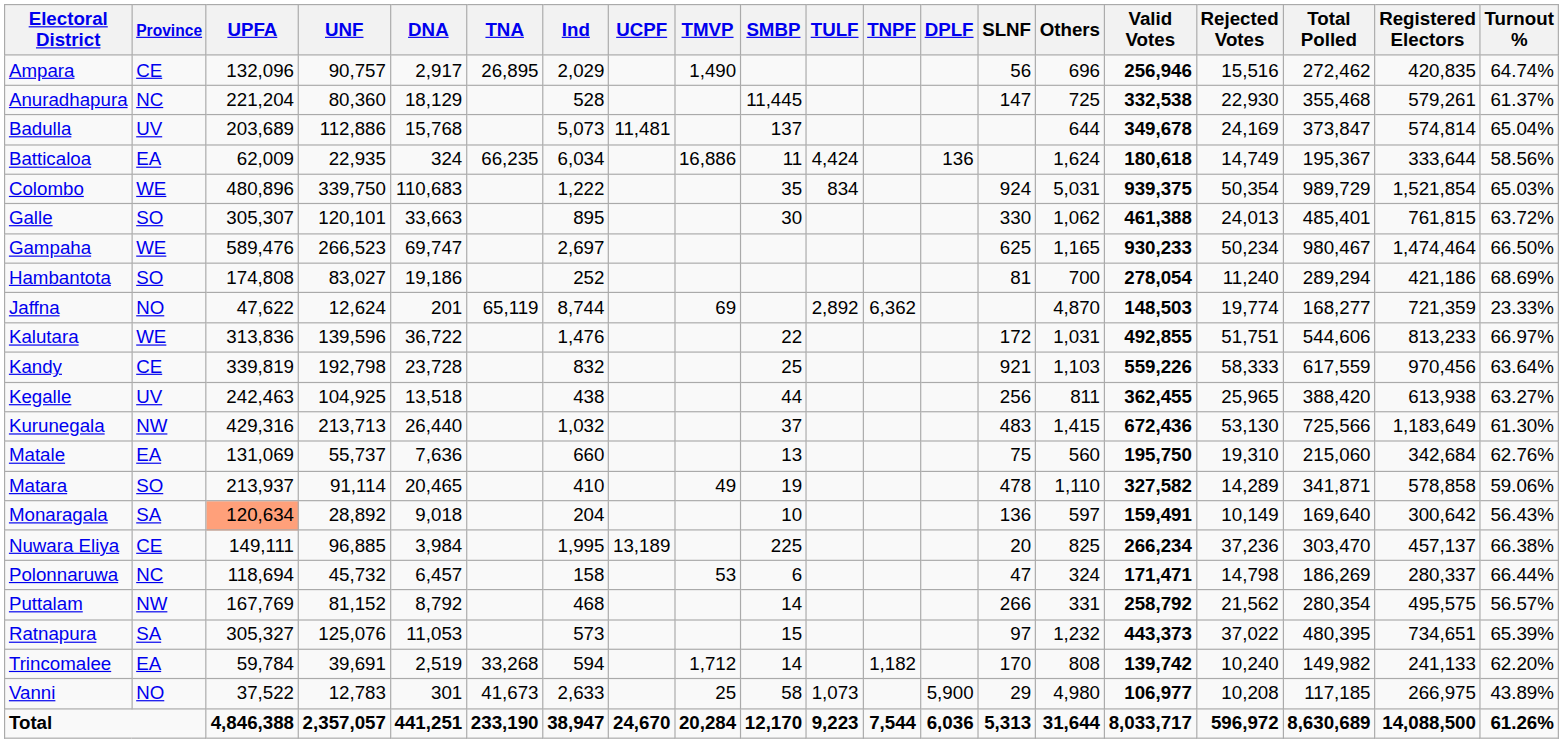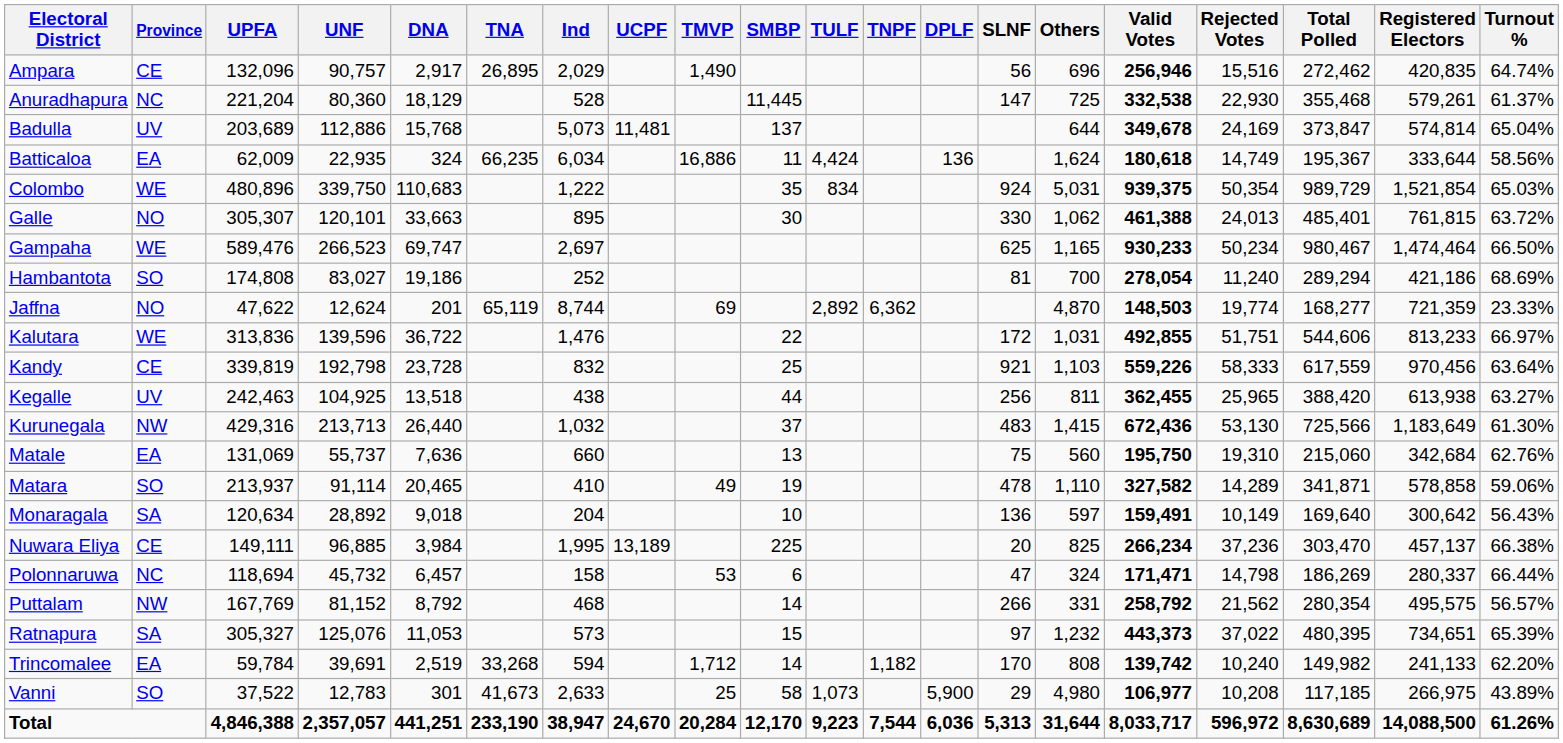(150, 218) SO -> (150, 218) NO
(260, 515) lightsalmon background -> (260, 515) no background
(150, 693) NO -> (150, 693) SO
